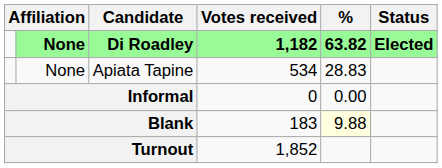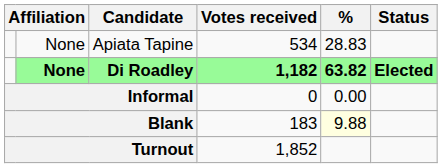rows swapped: (150, 44) <-> (143, 70)
